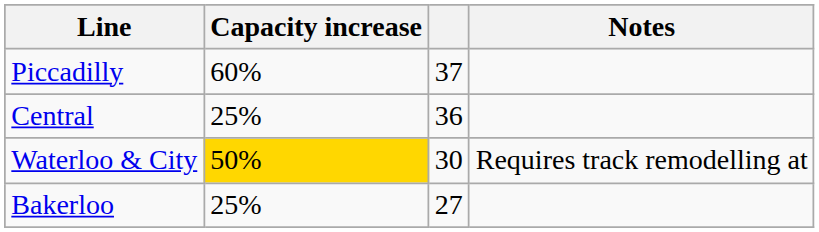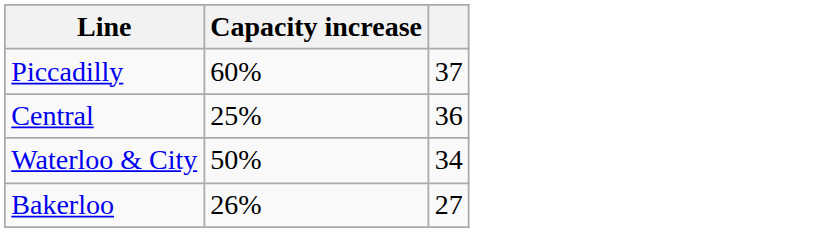- column: (642, 26)
(236, 159) gold background -> (236, 159) no background
(449, 159) 30 -> (449, 159) 34
(236, 204) 25% -> (236, 204) 26%
